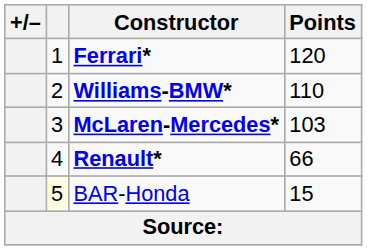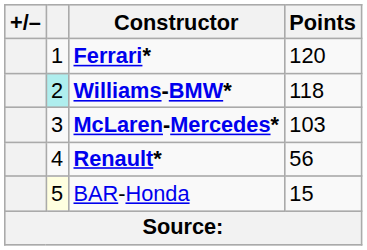(57, 90) no background -> (57, 90) paleturquoise background
(307, 90) 110 -> (307, 90) 118
(301, 159) 66 -> (301, 159) 56
